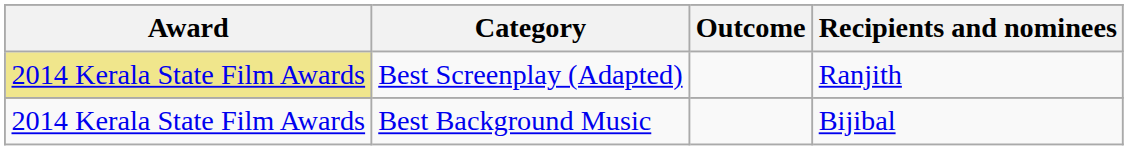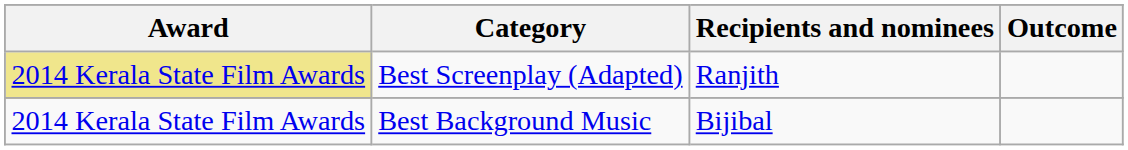columns swapped: (968, 27) <-> (751, 27)
